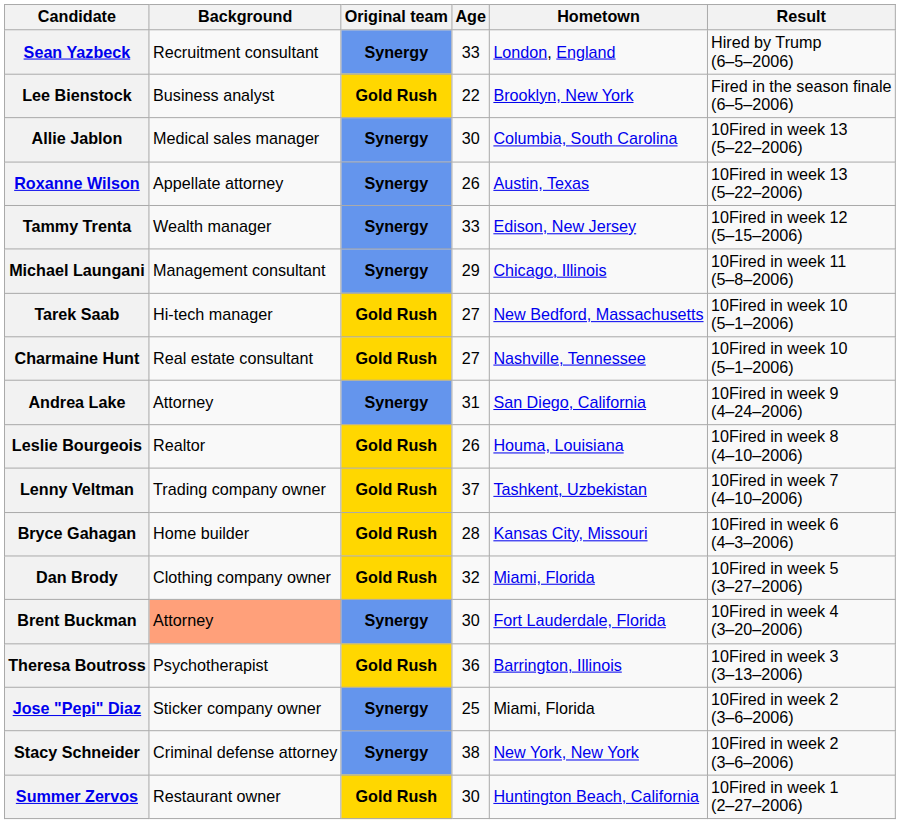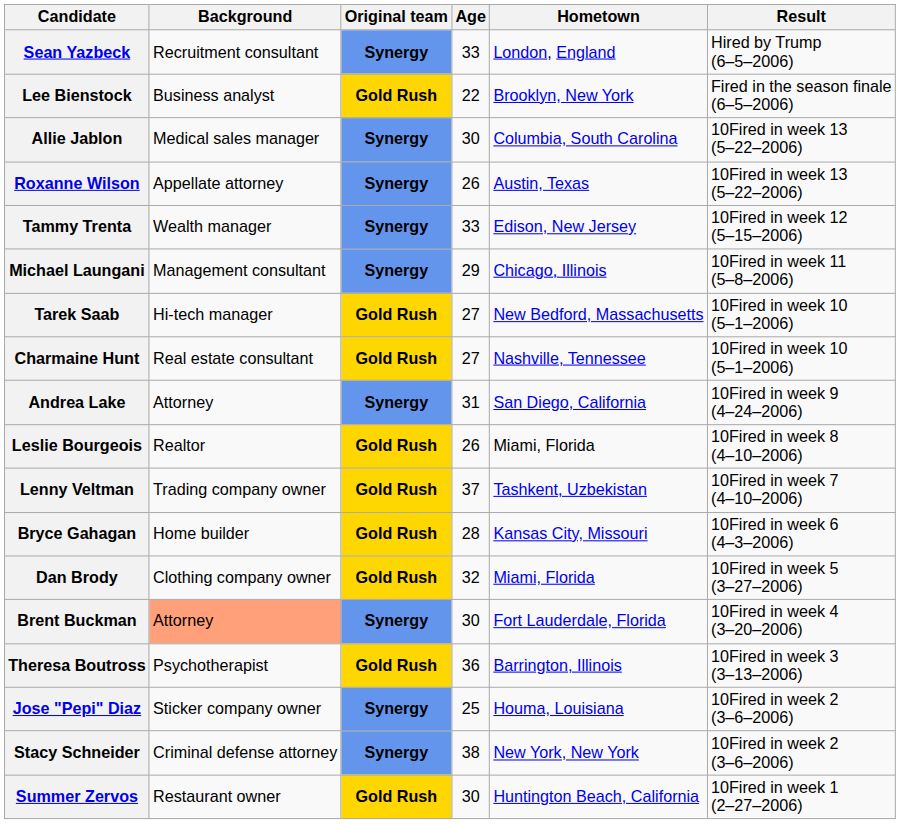(559, 446) Houma, Louisiana -> (544, 446) Miami, Florida
(544, 709) Miami, Florida -> (559, 709) Houma, Louisiana
